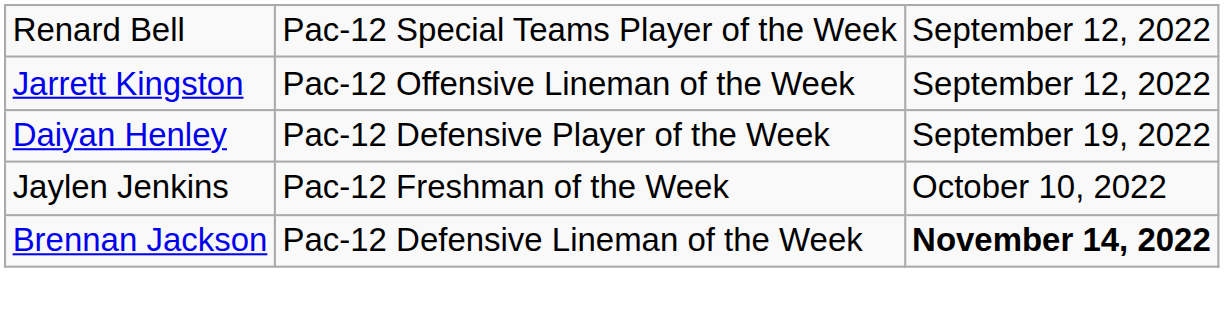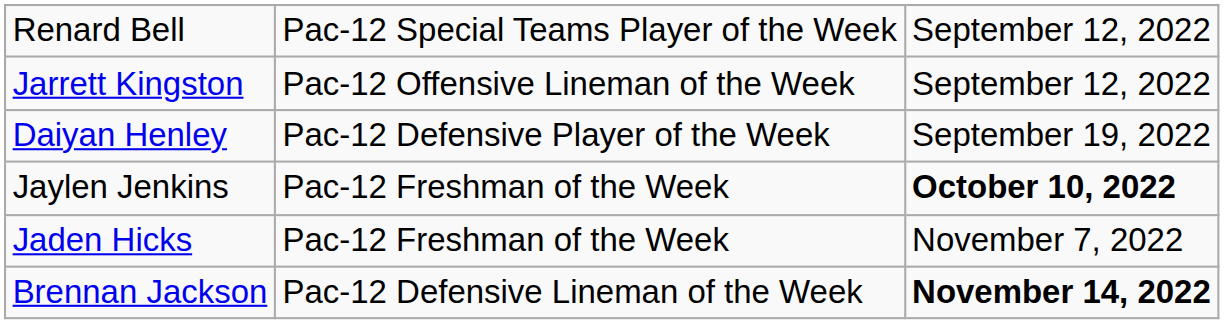(1039, 187) normal -> (1044, 187) bold
+ row: (102, 239)
